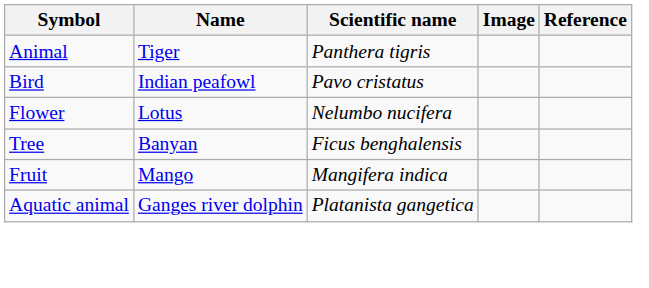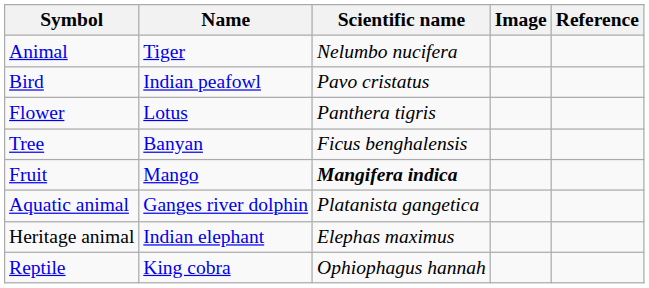(371, 50) Panthera tigris -> (387, 50) Nelumbo nucifera
(382, 112) Nelumbo nucifera -> (376, 112) Panthera tigris
(380, 174) normal -> (387, 174) bold
+ row: (72, 236)
+ row: (37, 267)
